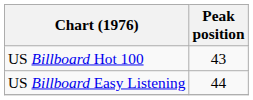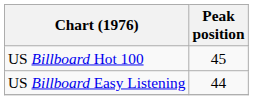(218, 58) 43 -> (218, 58) 45
